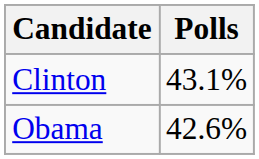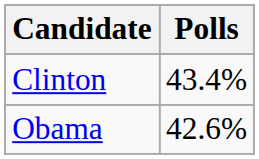(207, 79) 43.1% -> (207, 79) 43.4%
